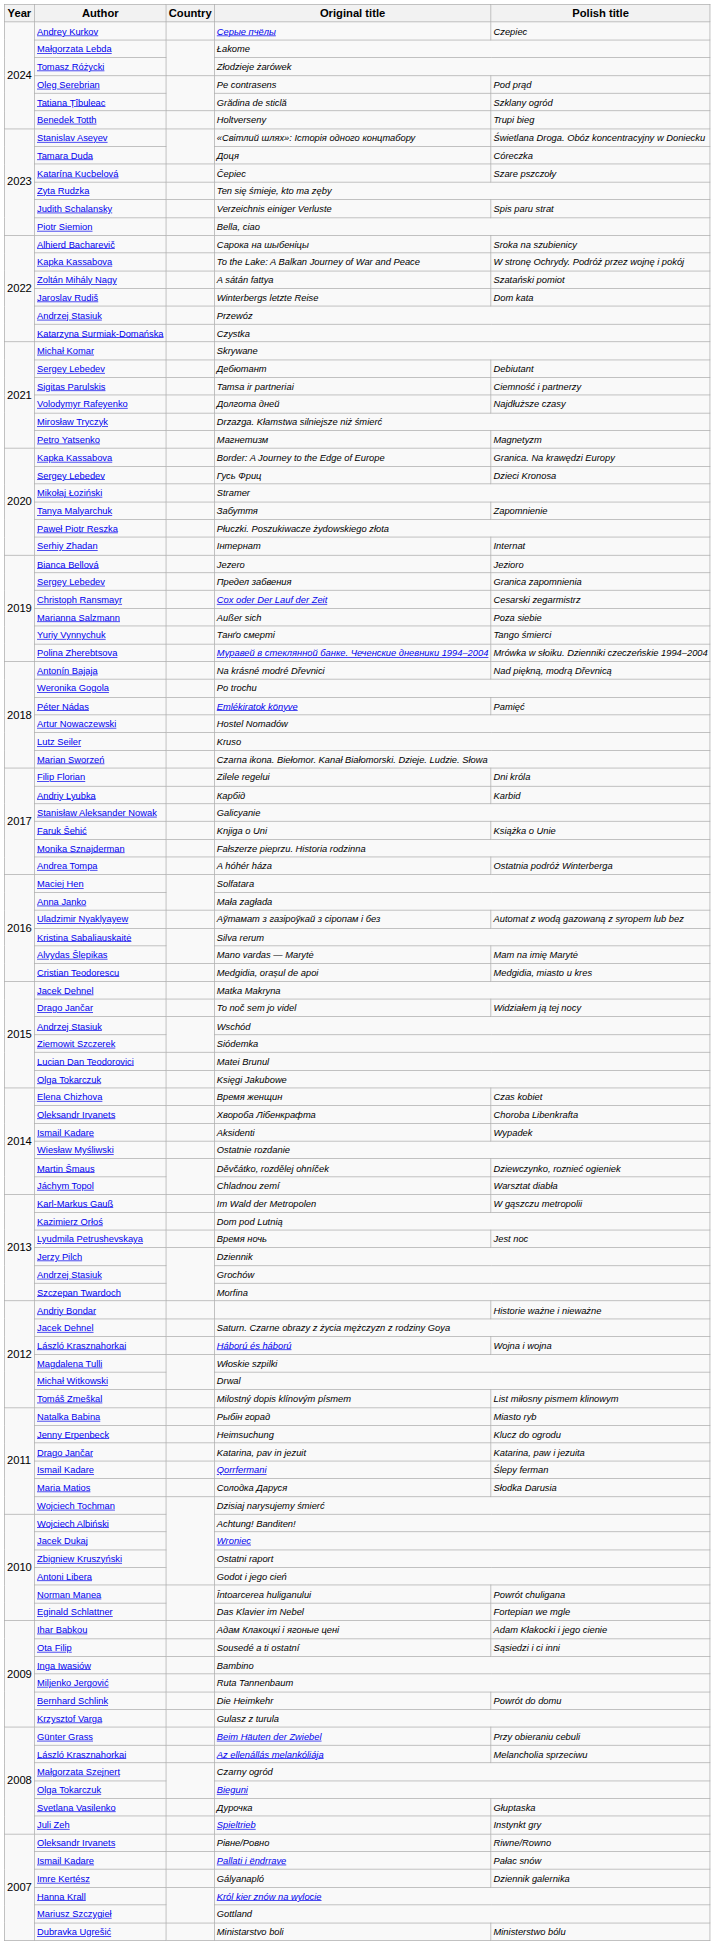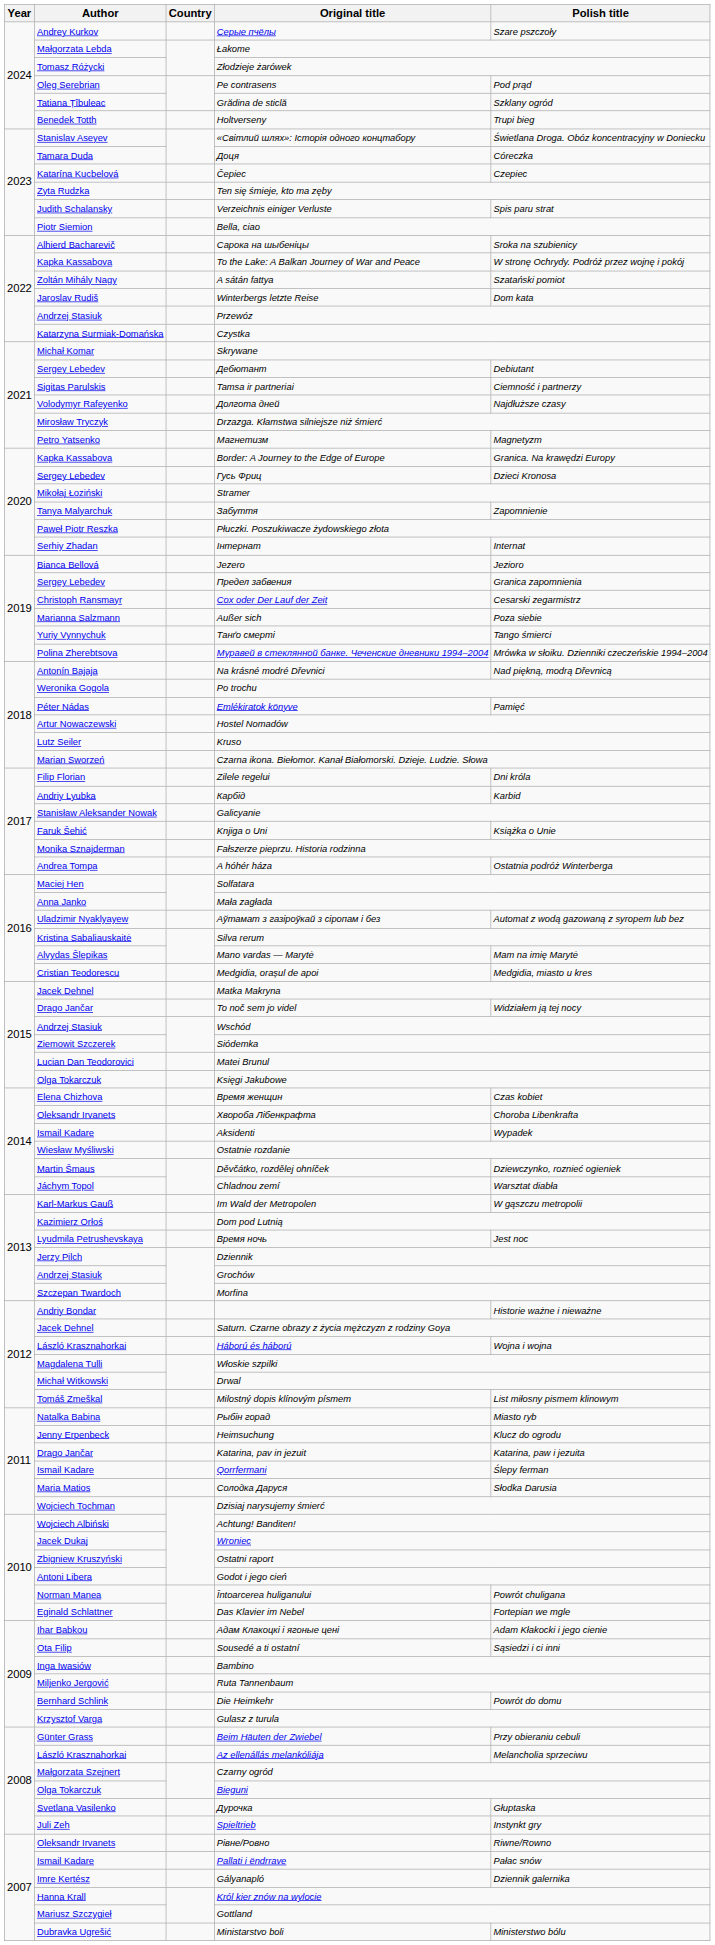(510, 31) Czepiec -> (525, 31) Szare pszczoły
(525, 173) Szare pszczoły -> (510, 173) Czepiec
